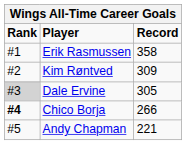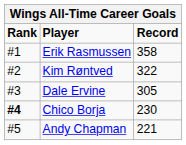(147, 71) 309 -> (147, 71) 322
(14, 91) lightgrey background -> (14, 91) no background
(147, 110) 266 -> (147, 110) 230
